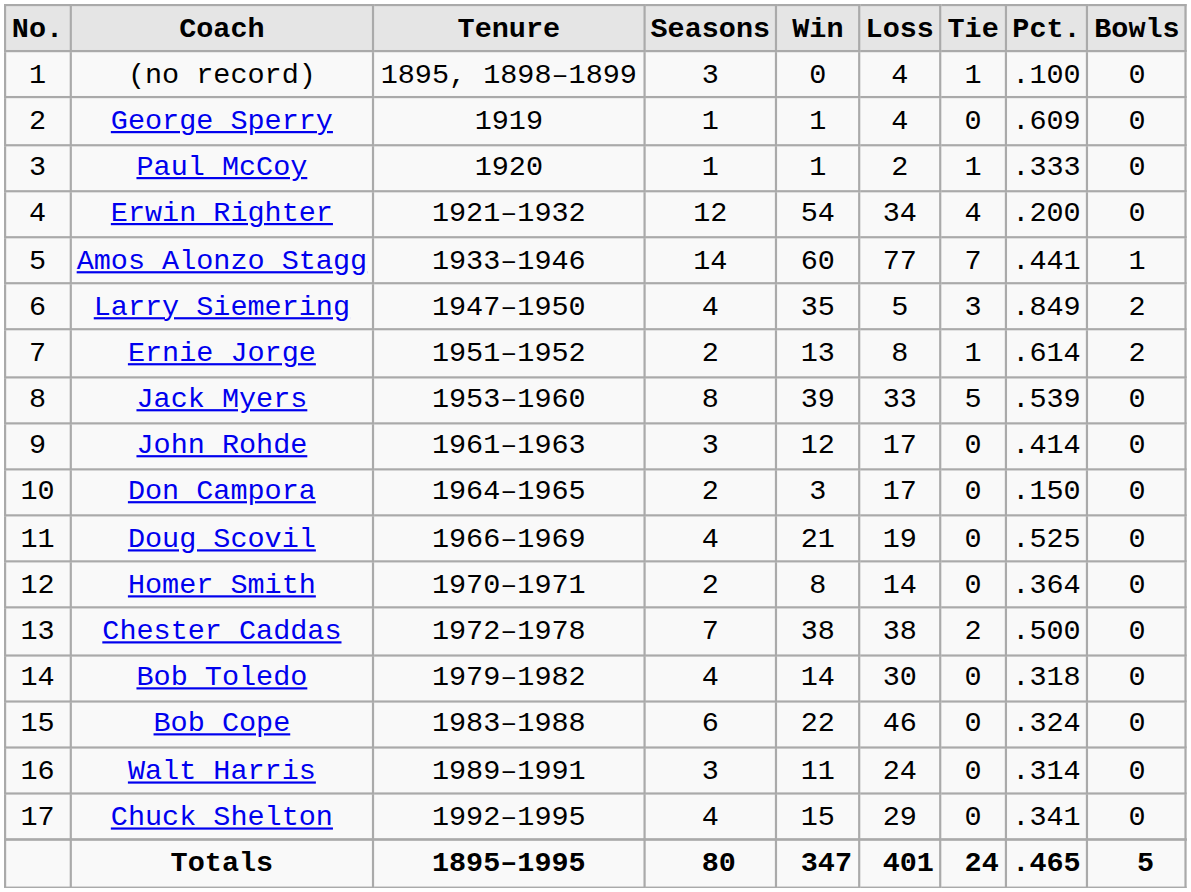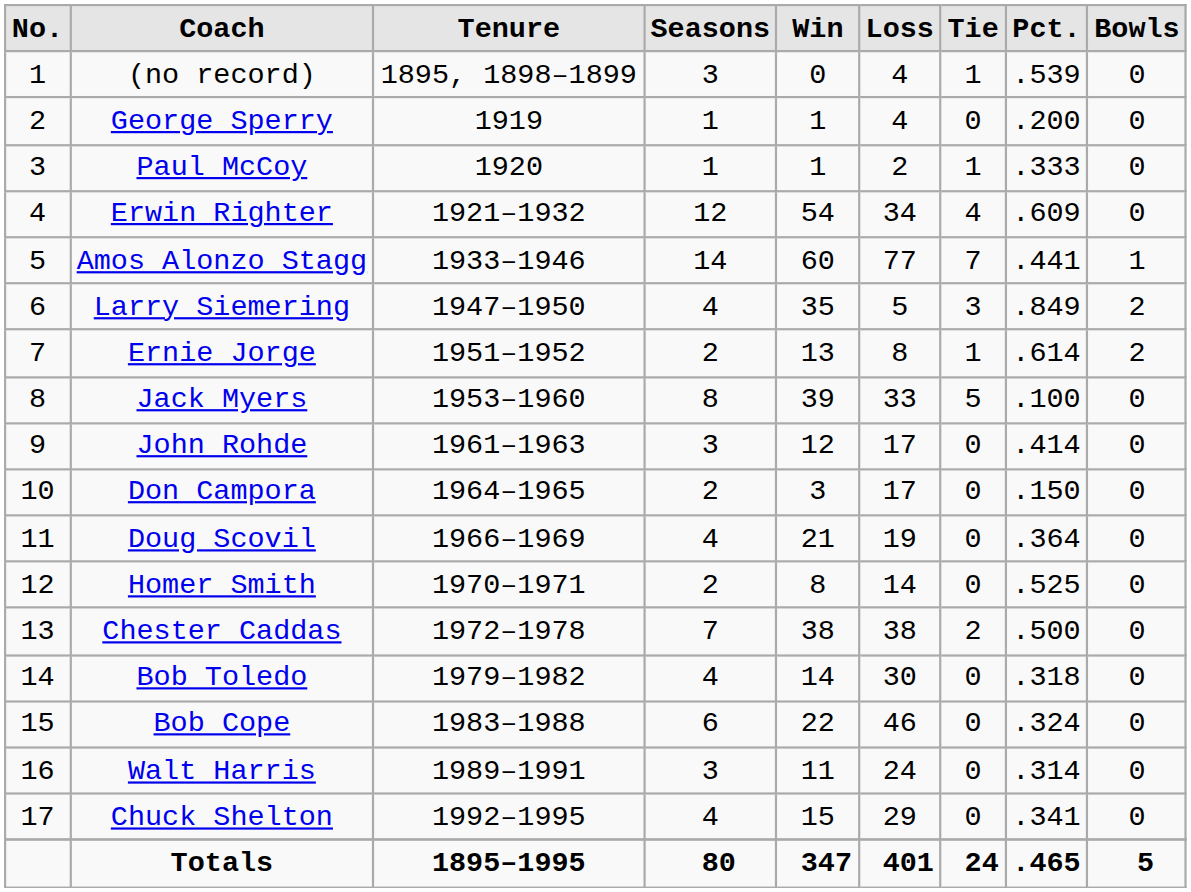(1047, 75) .100 -> (1047, 75) .539
(1047, 121) .609 -> (1047, 121) .200
(1047, 214) .200 -> (1047, 214) .609
(1047, 400) .539 -> (1047, 400) .100
(1047, 539) .525 -> (1047, 539) .364
(1047, 585) .364 -> (1047, 585) .525
